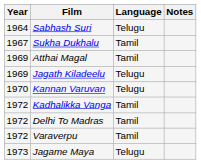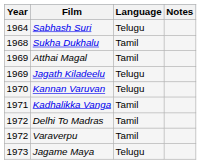(17, 43) 1967 -> (17, 43) 1968
(17, 105) 1972 -> (17, 105) 1971
